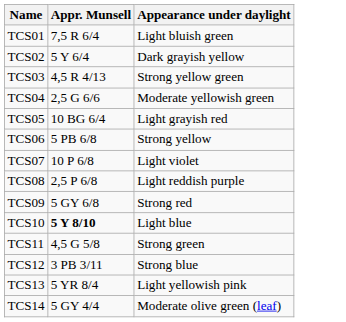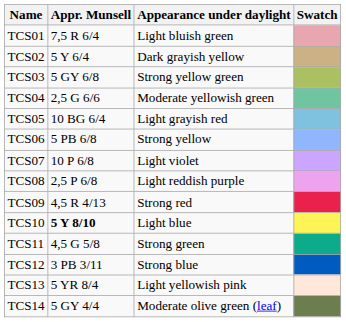+ column: (317, 14)
(78, 77) 4,5 R 4/13 -> (75, 77) 5 GY 6/8
(75, 202) 5 GY 6/8 -> (78, 202) 4,5 R 4/13
